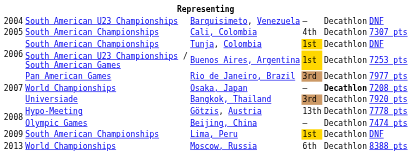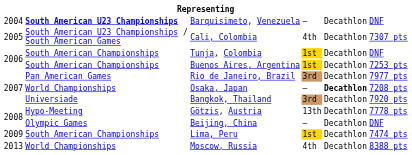(102, 21) normal -> (102, 21) bold
(92, 33) South American Championships -> (107, 37) South American U23 Championships / South American Games
(107, 60) South American U23 Championships / South American Games -> (92, 65) South American Championships
(388, 123) 7474 pts -> (377, 123) DNF
(377, 134) DNF -> (388, 134) 7474 pts
(310, 146) 6th -> (310, 146) 4th
